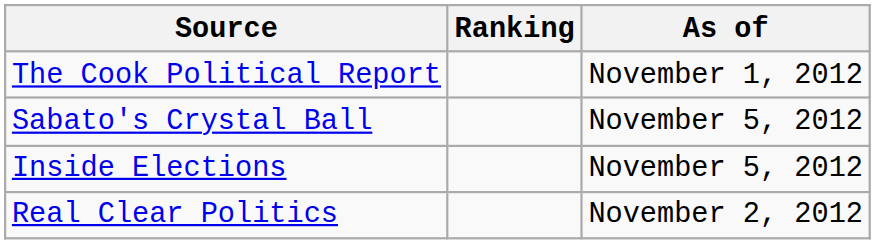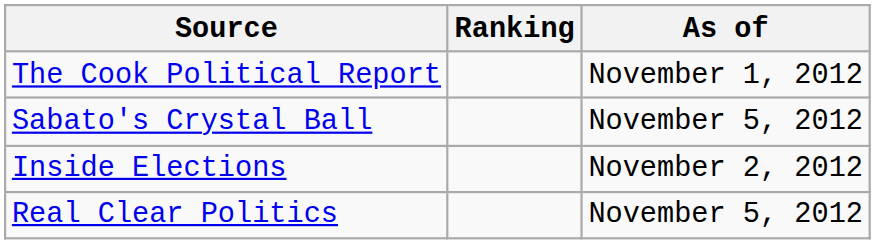(726, 168) November 5, 2012 -> (726, 168) November 2, 2012
(726, 215) November 2, 2012 -> (726, 215) November 5, 2012
